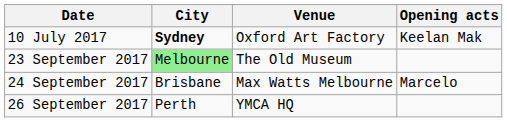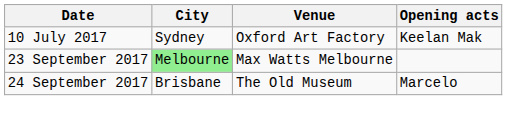(180, 38) bold -> (180, 38) normal
(294, 61) The Old Museum -> (315, 61) Max Watts Melbourne
(315, 83) Max Watts Melbourne -> (294, 83) The Old Museum
- row: (78, 106)
